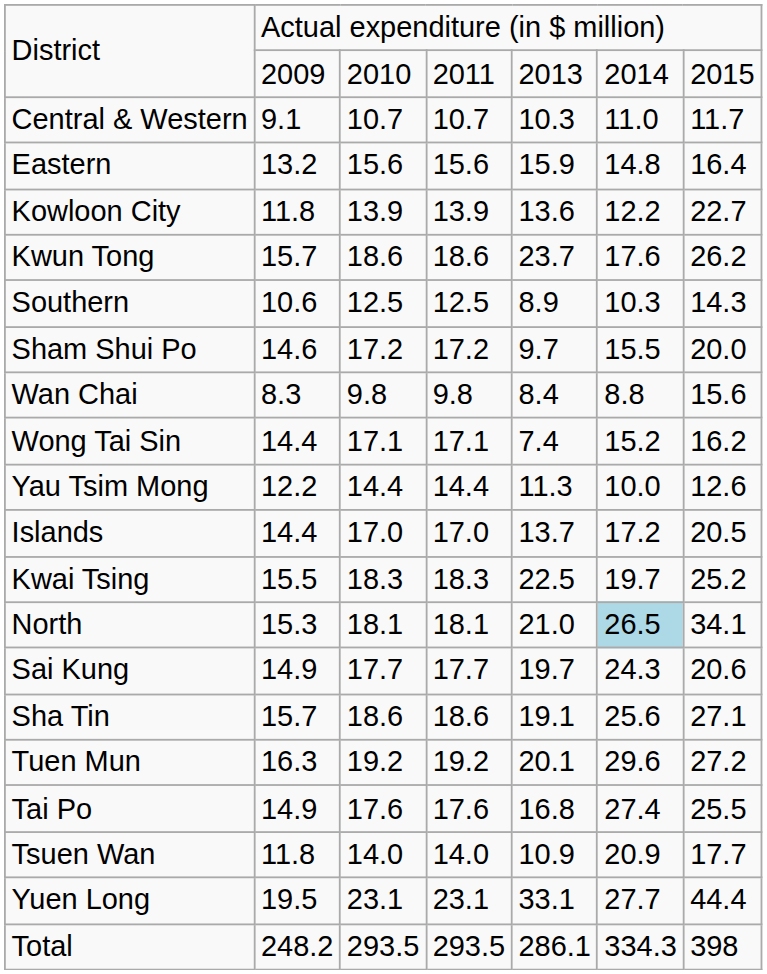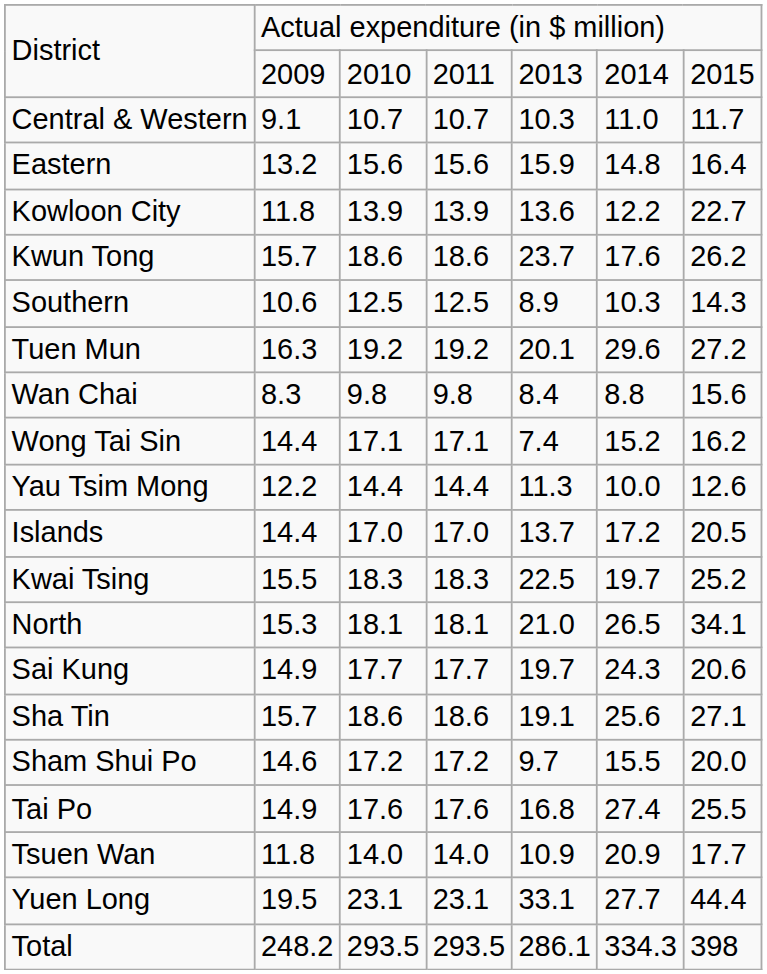rows swapped: (104, 348) <-> (76, 762)
(633, 624) lightblue background -> (633, 624) no background
